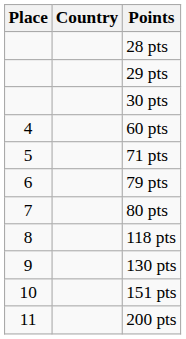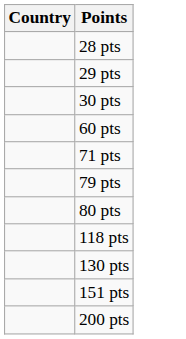- column: (28, 18)
